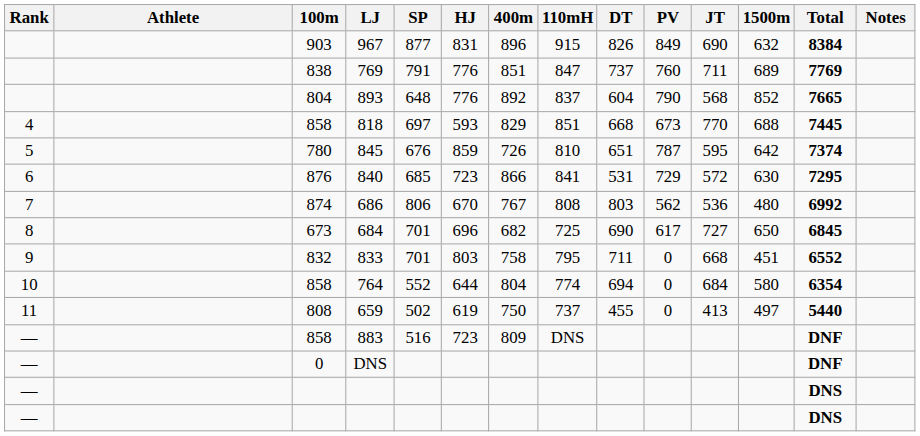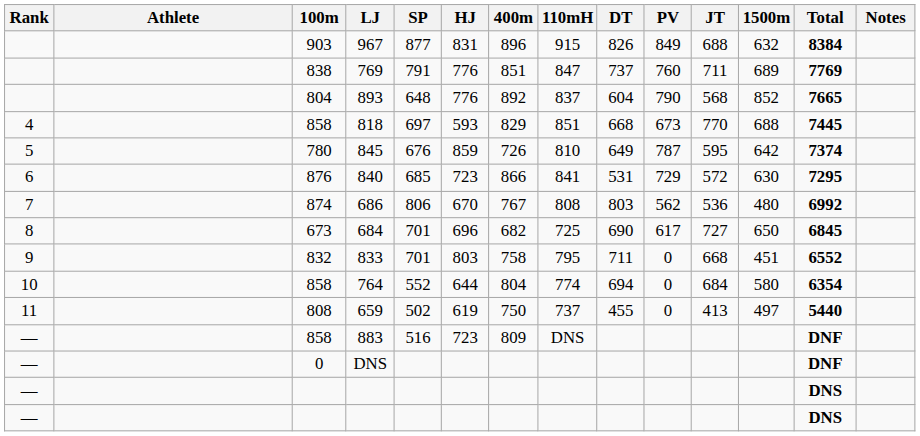(715, 44) 690 -> (715, 44) 688
(621, 151) 651 -> (621, 151) 649
